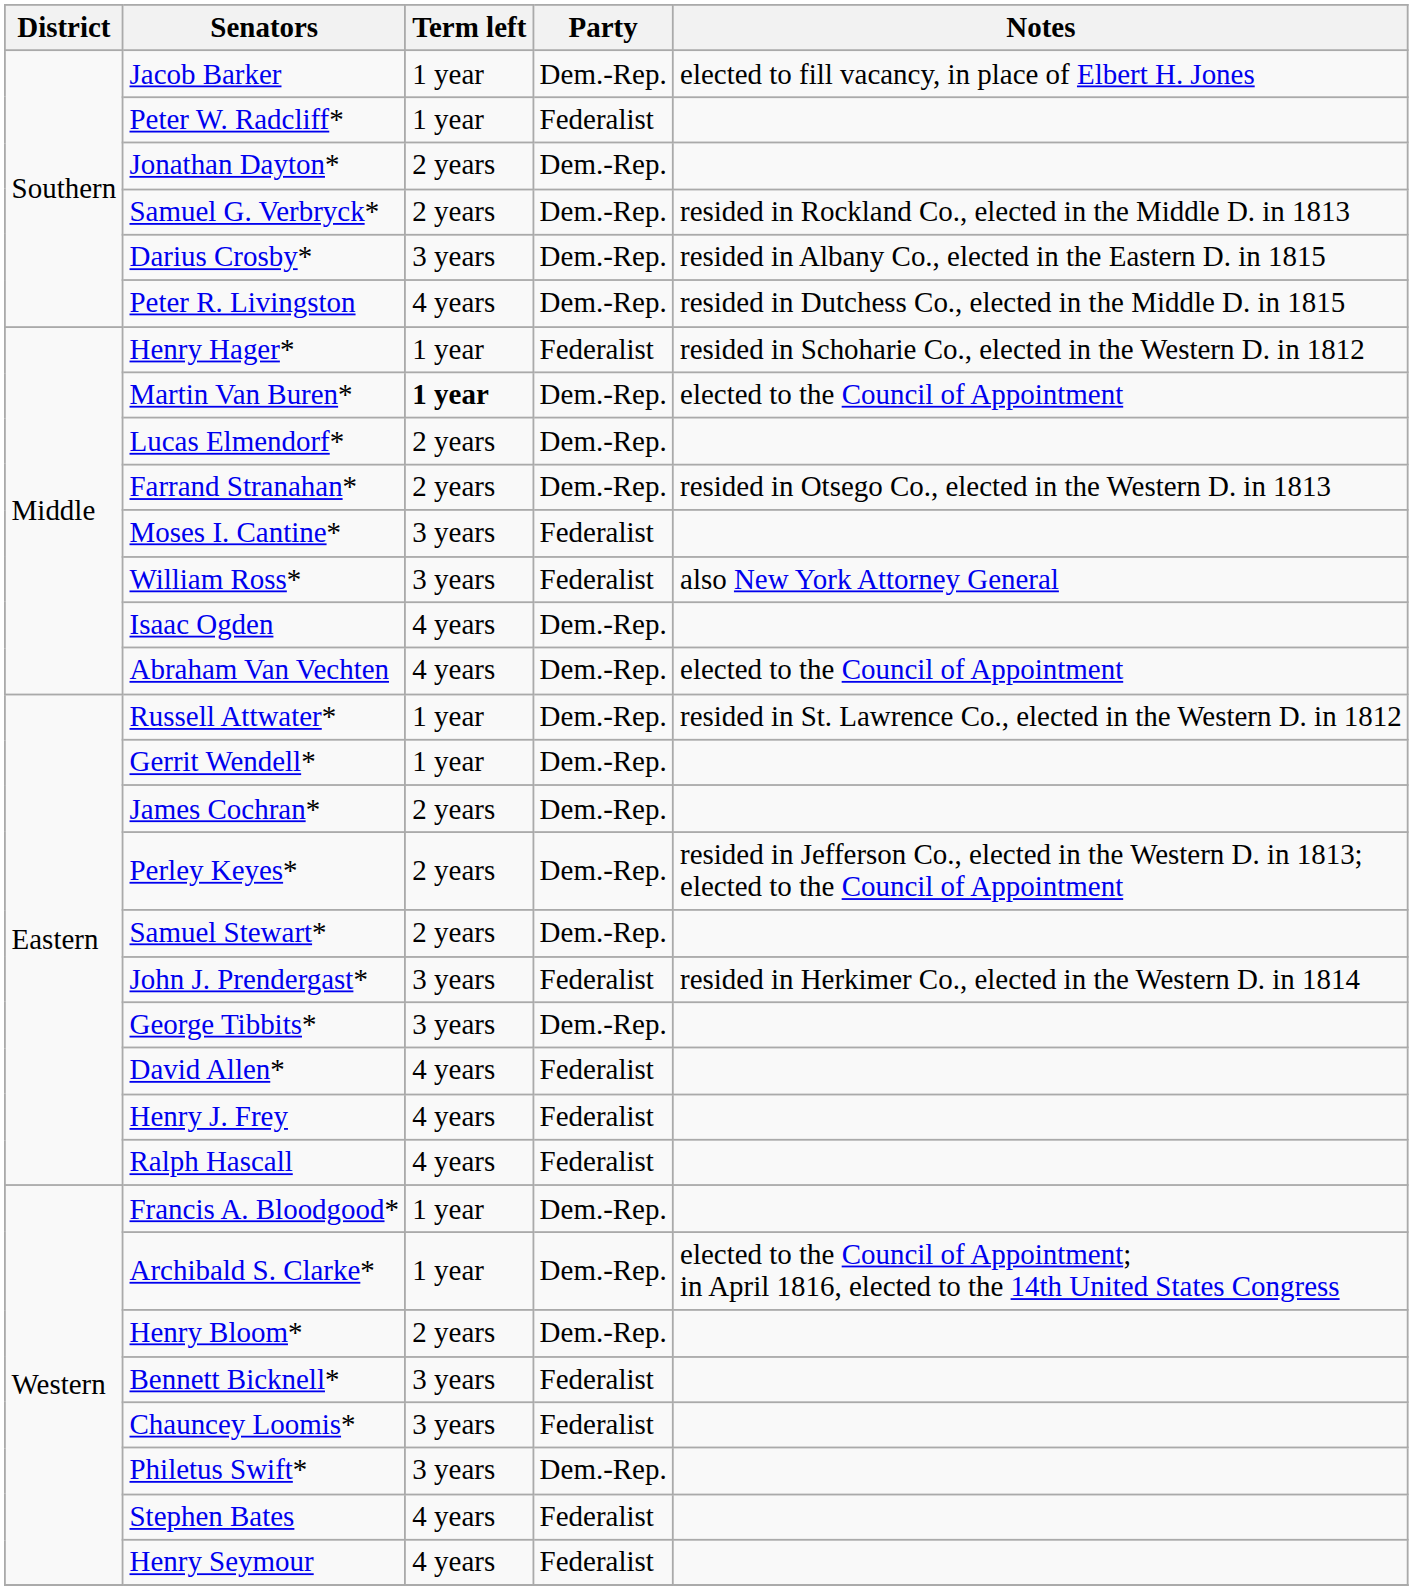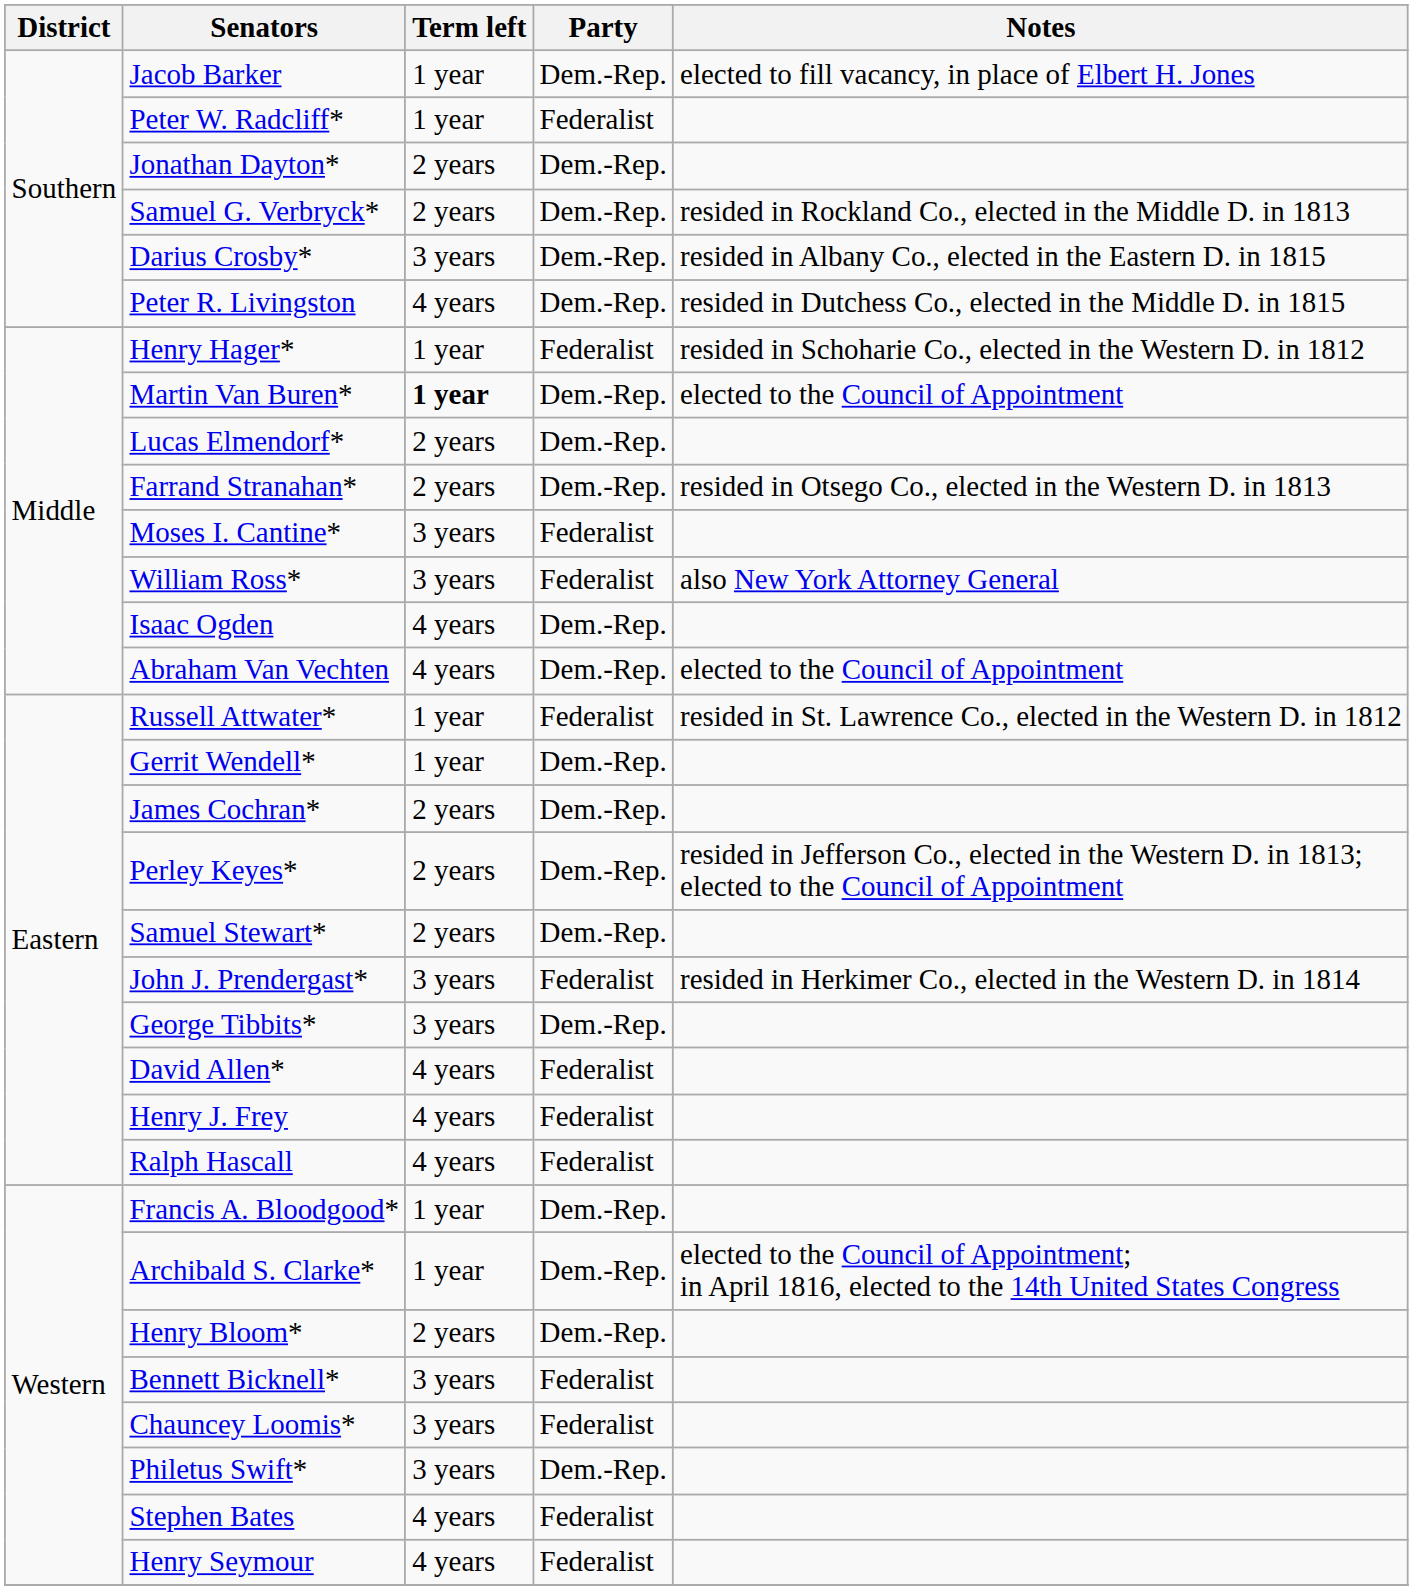(603, 716) Dem.-Rep. -> (597, 716) Federalist
